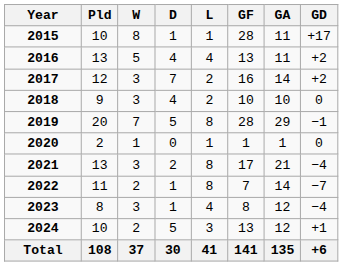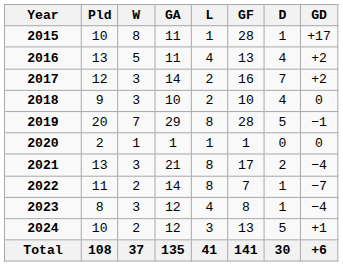columns swapped: (173, 15) <-> (282, 15)
